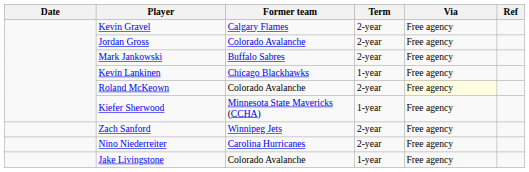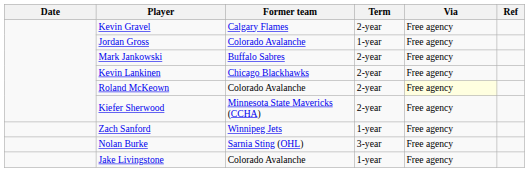(369, 42) 2-year -> (369, 42) 1-year
(369, 73) 1-year -> (369, 73) 2-year
(369, 108) 1-year -> (369, 108) 2-year
(369, 129) 2-year -> (369, 129) 1-year
- row: (132, 144)
+ row: (123, 144)
